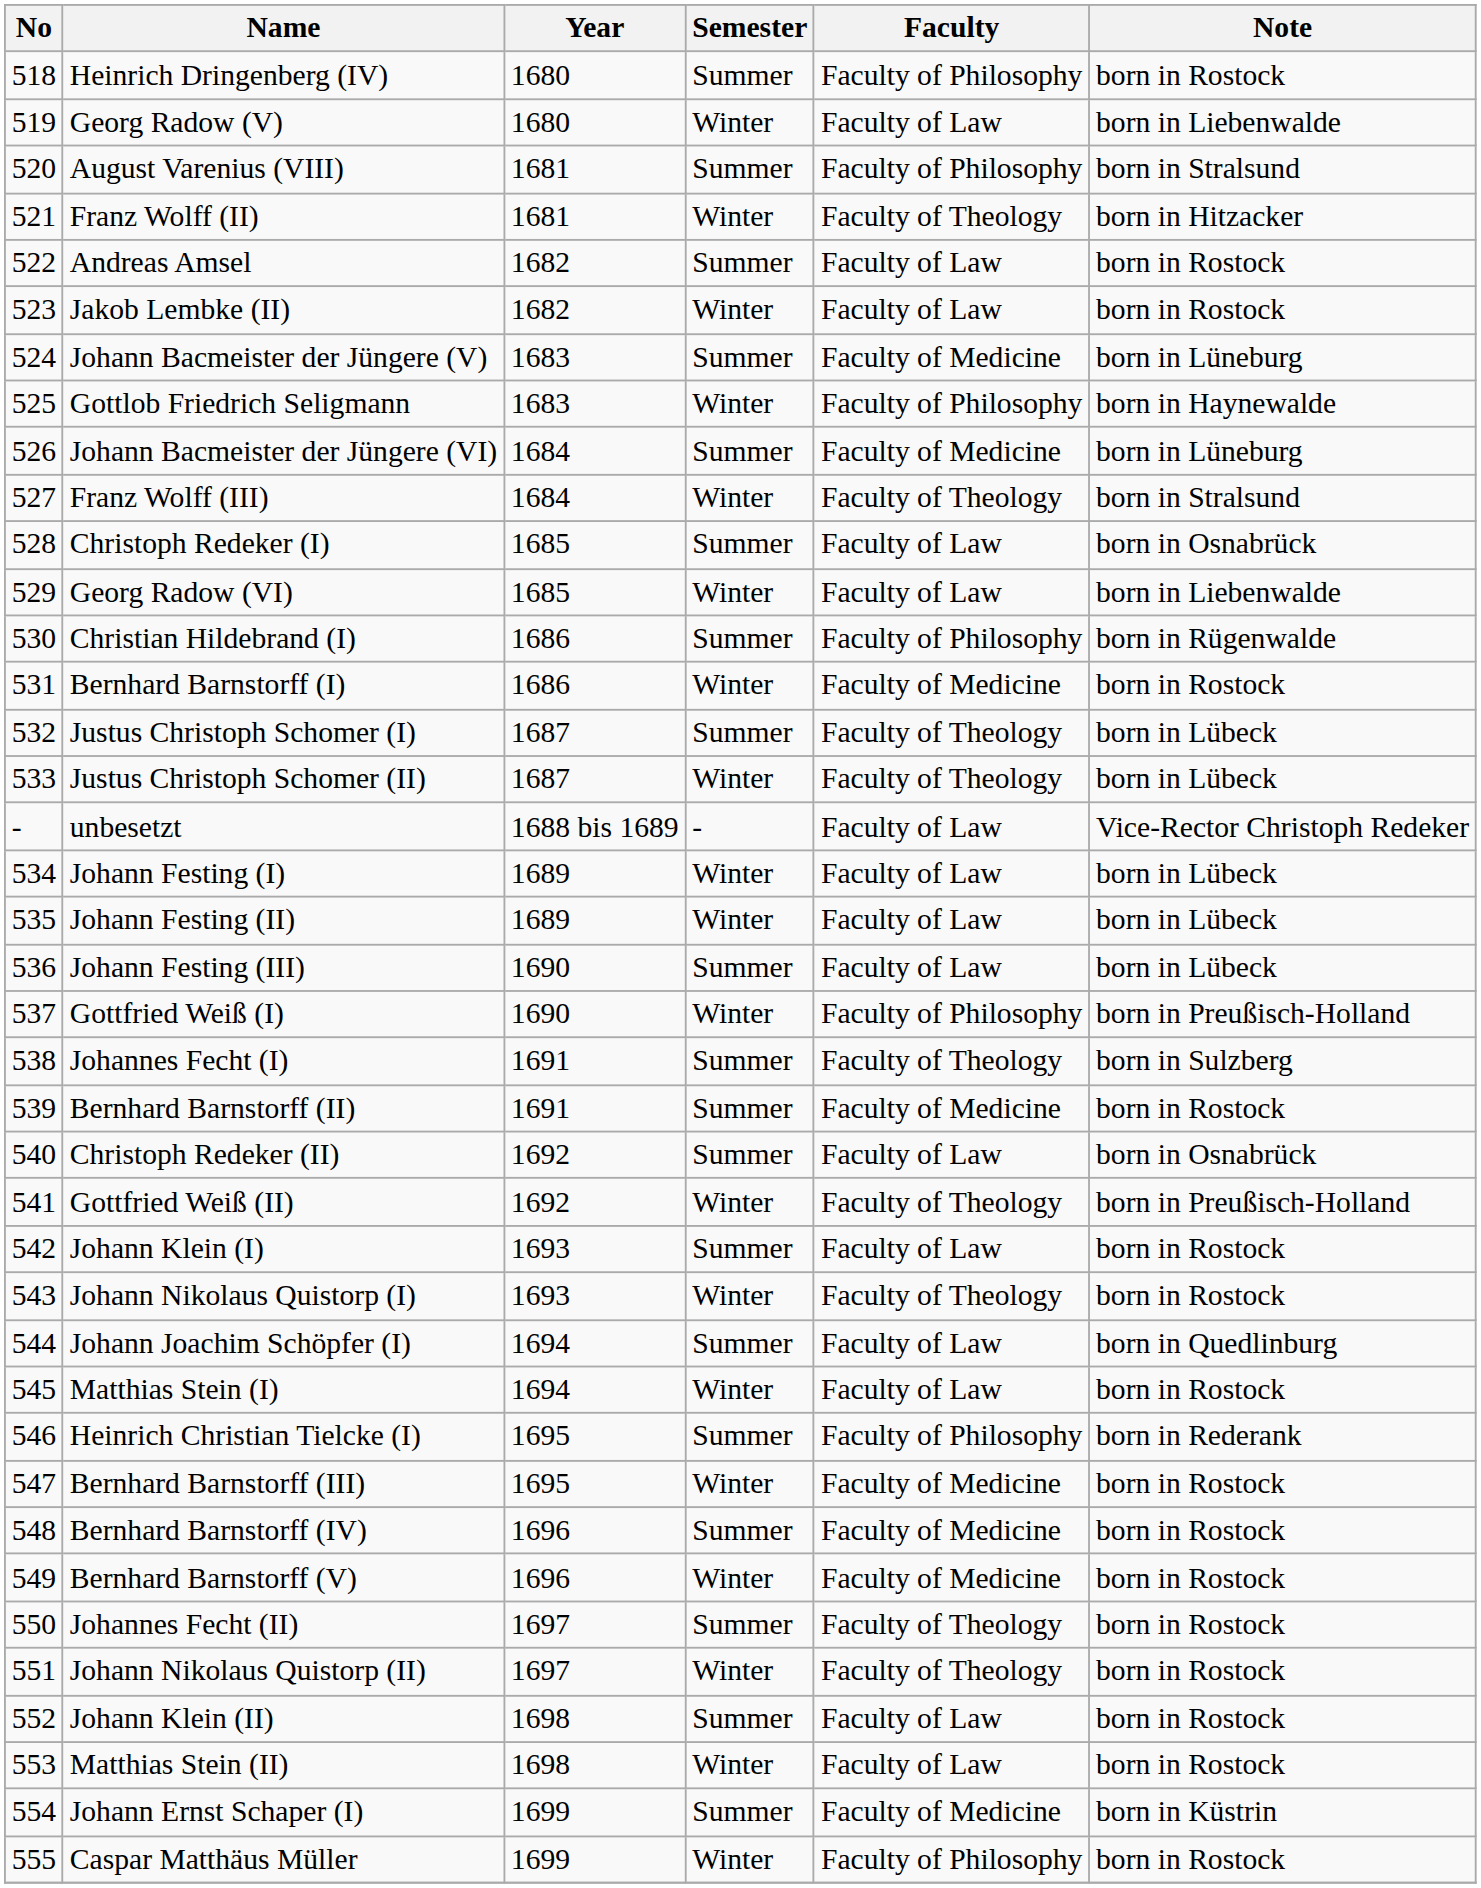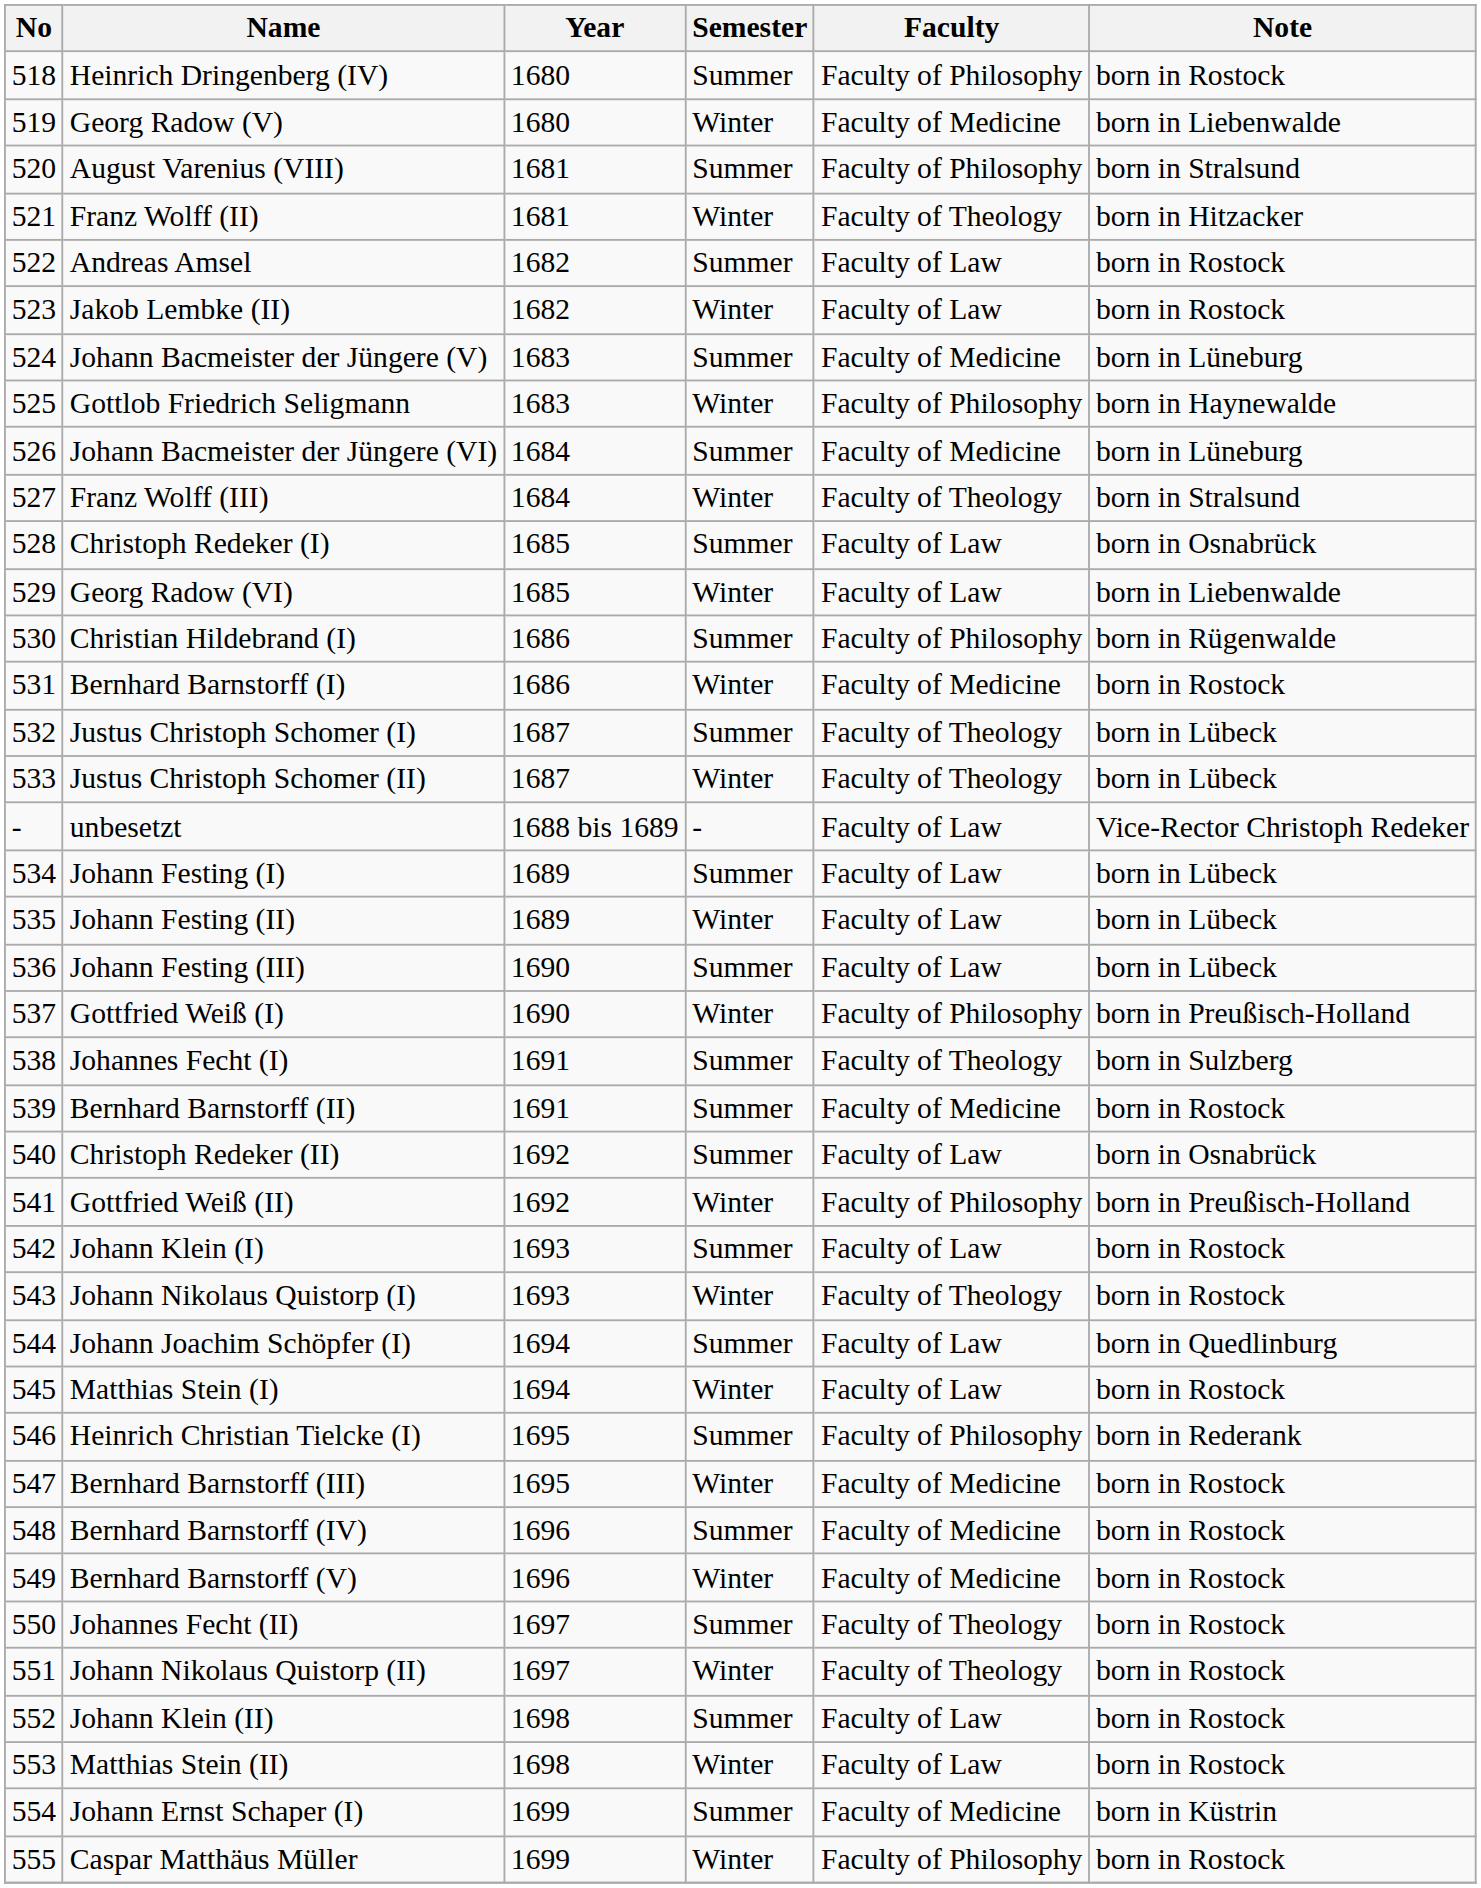(911, 121) Faculty of Law -> (941, 121) Faculty of Medicine
(733, 872) Winter -> (742, 872) Summer
(942, 1201) Faculty of Theology -> (952, 1201) Faculty of Philosophy
